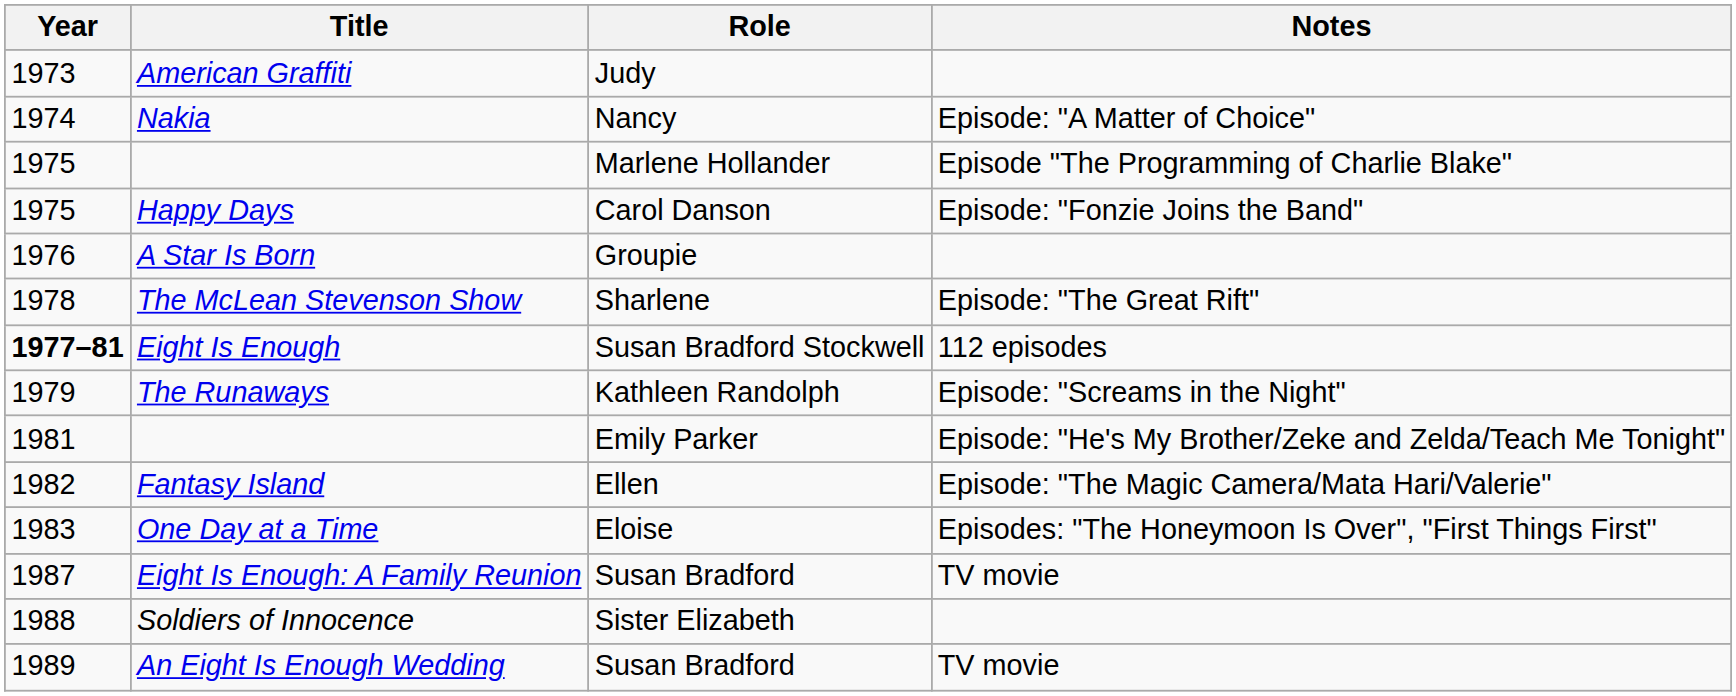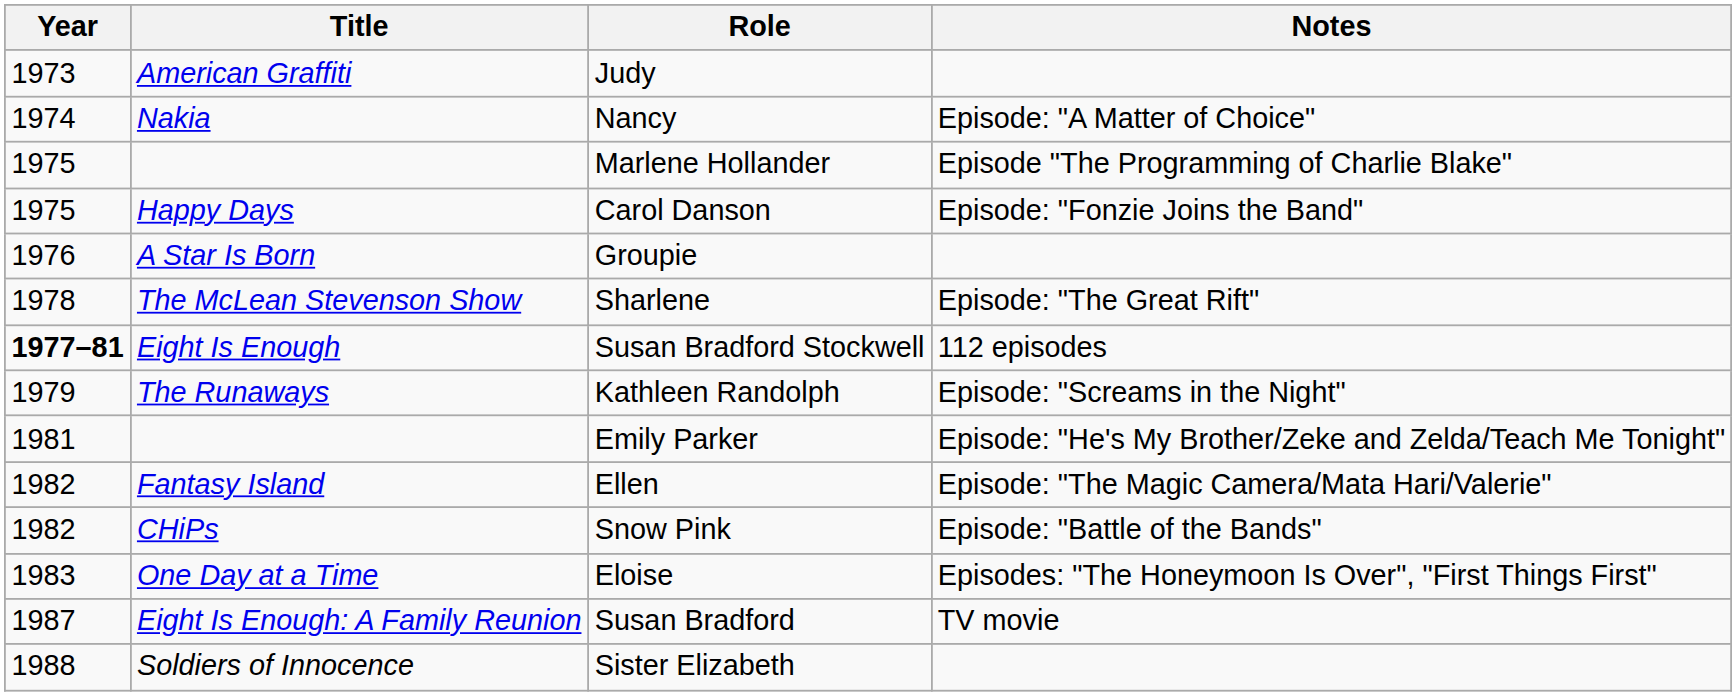+ row: (178, 529)
- row: (321, 666)
